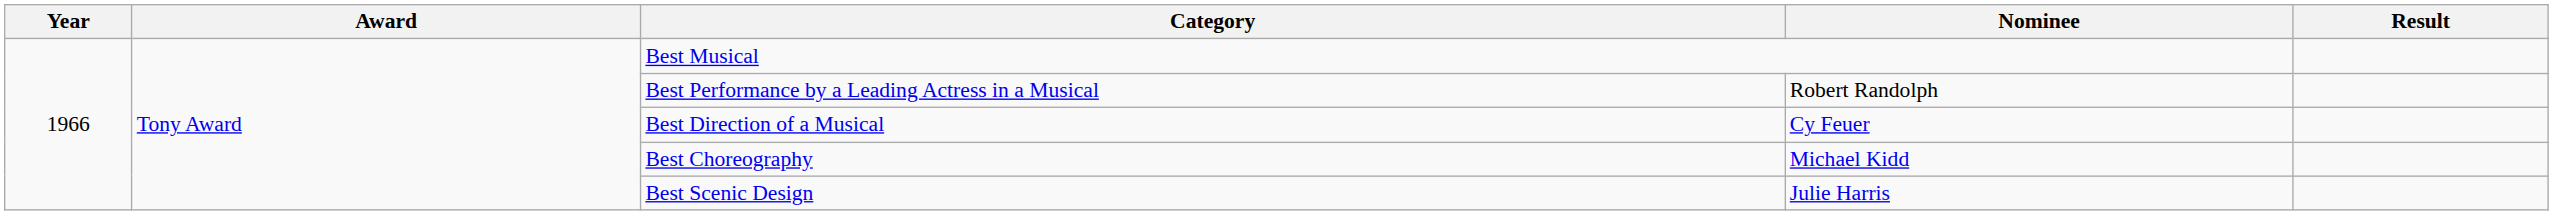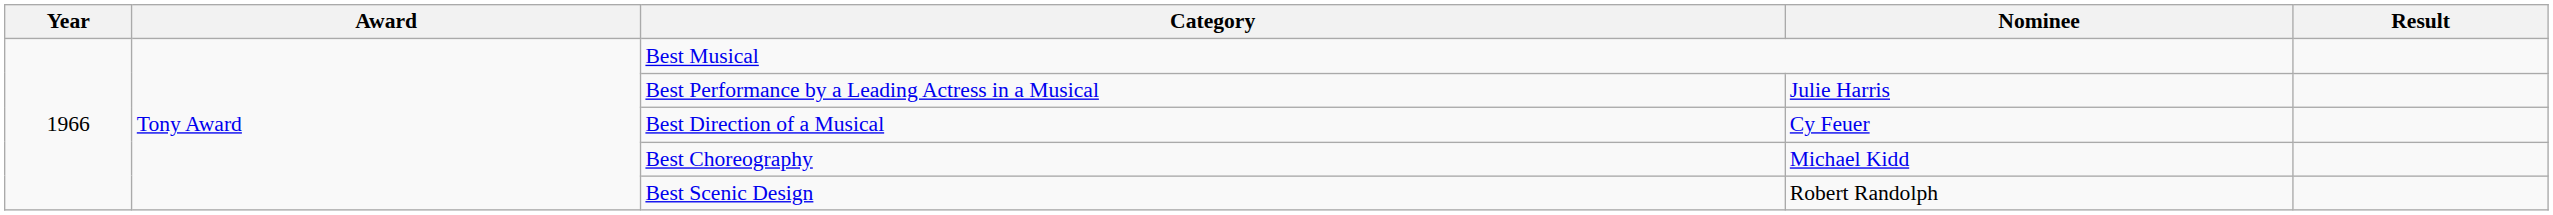(1864, 90) Robert Randolph -> (1840, 90) Julie Harris
(1840, 192) Julie Harris -> (1864, 192) Robert Randolph
